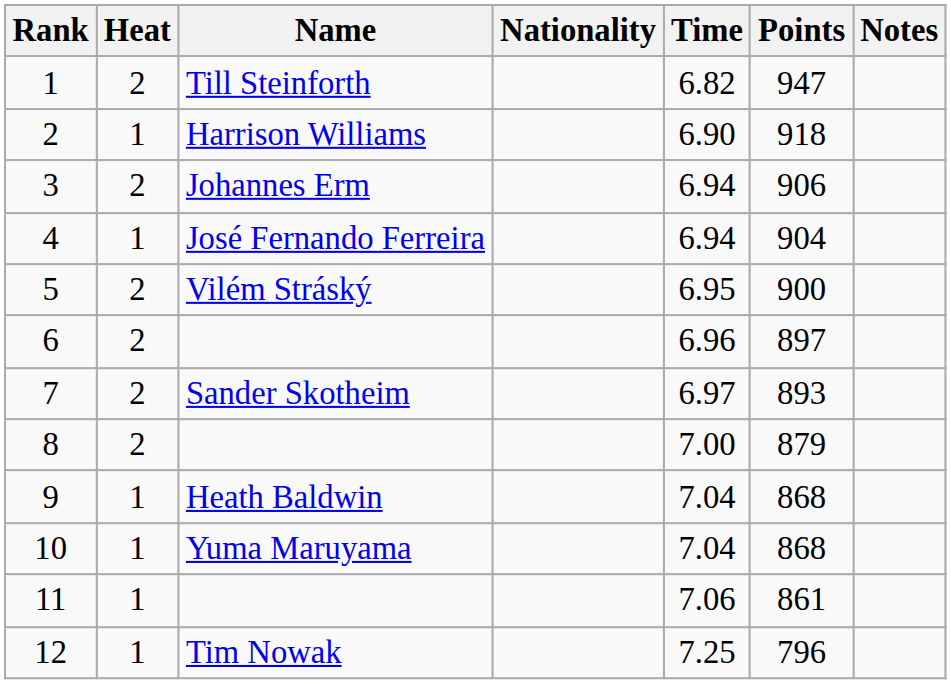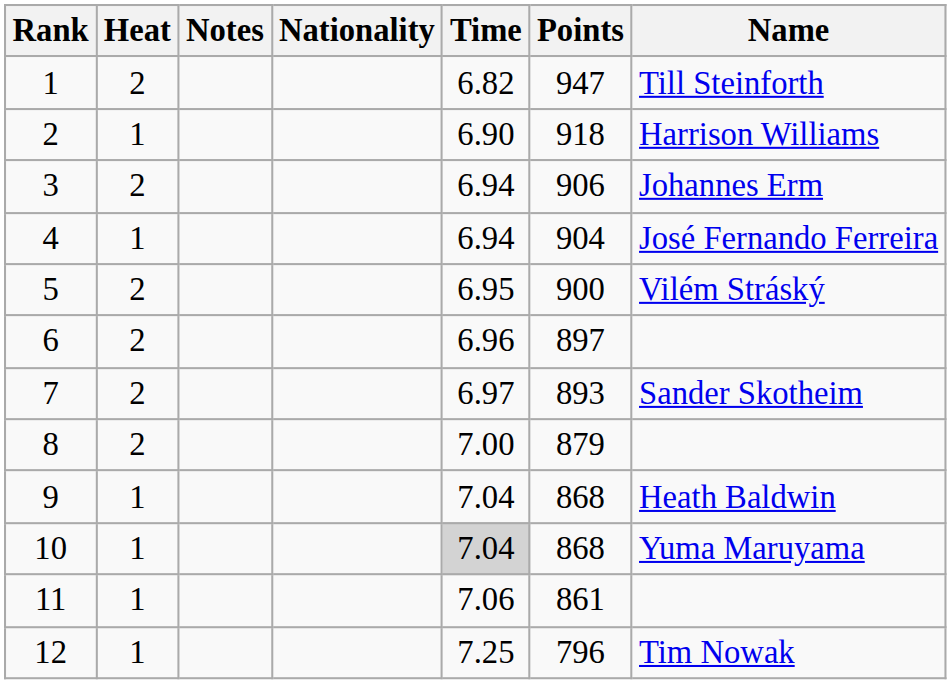columns swapped: (335, 30) <-> (899, 30)
(707, 548) no background -> (486, 548) lightgrey background
